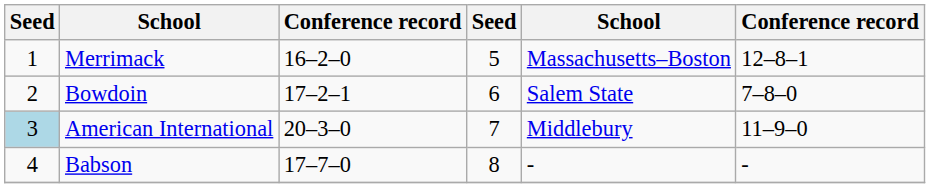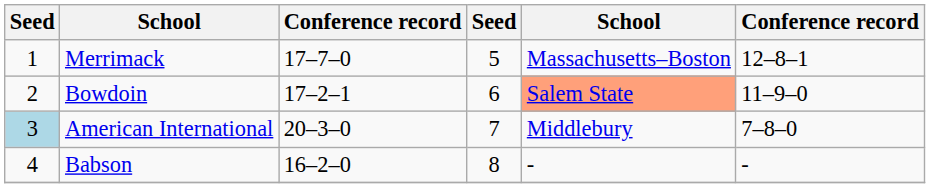(317, 57) 16–2–0 -> (317, 57) 17–7–0
(580, 93) no background -> (580, 93) lightsalmon background
(769, 93) 7–8–0 -> (774, 93) 11–9–0
(774, 128) 11–9–0 -> (769, 128) 7–8–0
(317, 164) 17–7–0 -> (317, 164) 16–2–0
